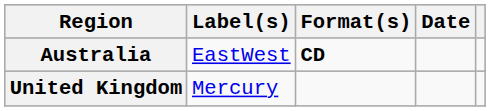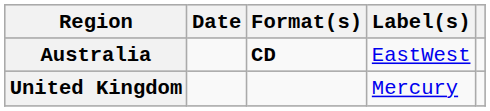columns swapped: (446, 22) <-> (241, 22)
